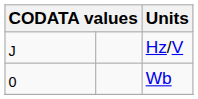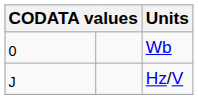rows swapped: (159, 78) <-> (164, 47)
